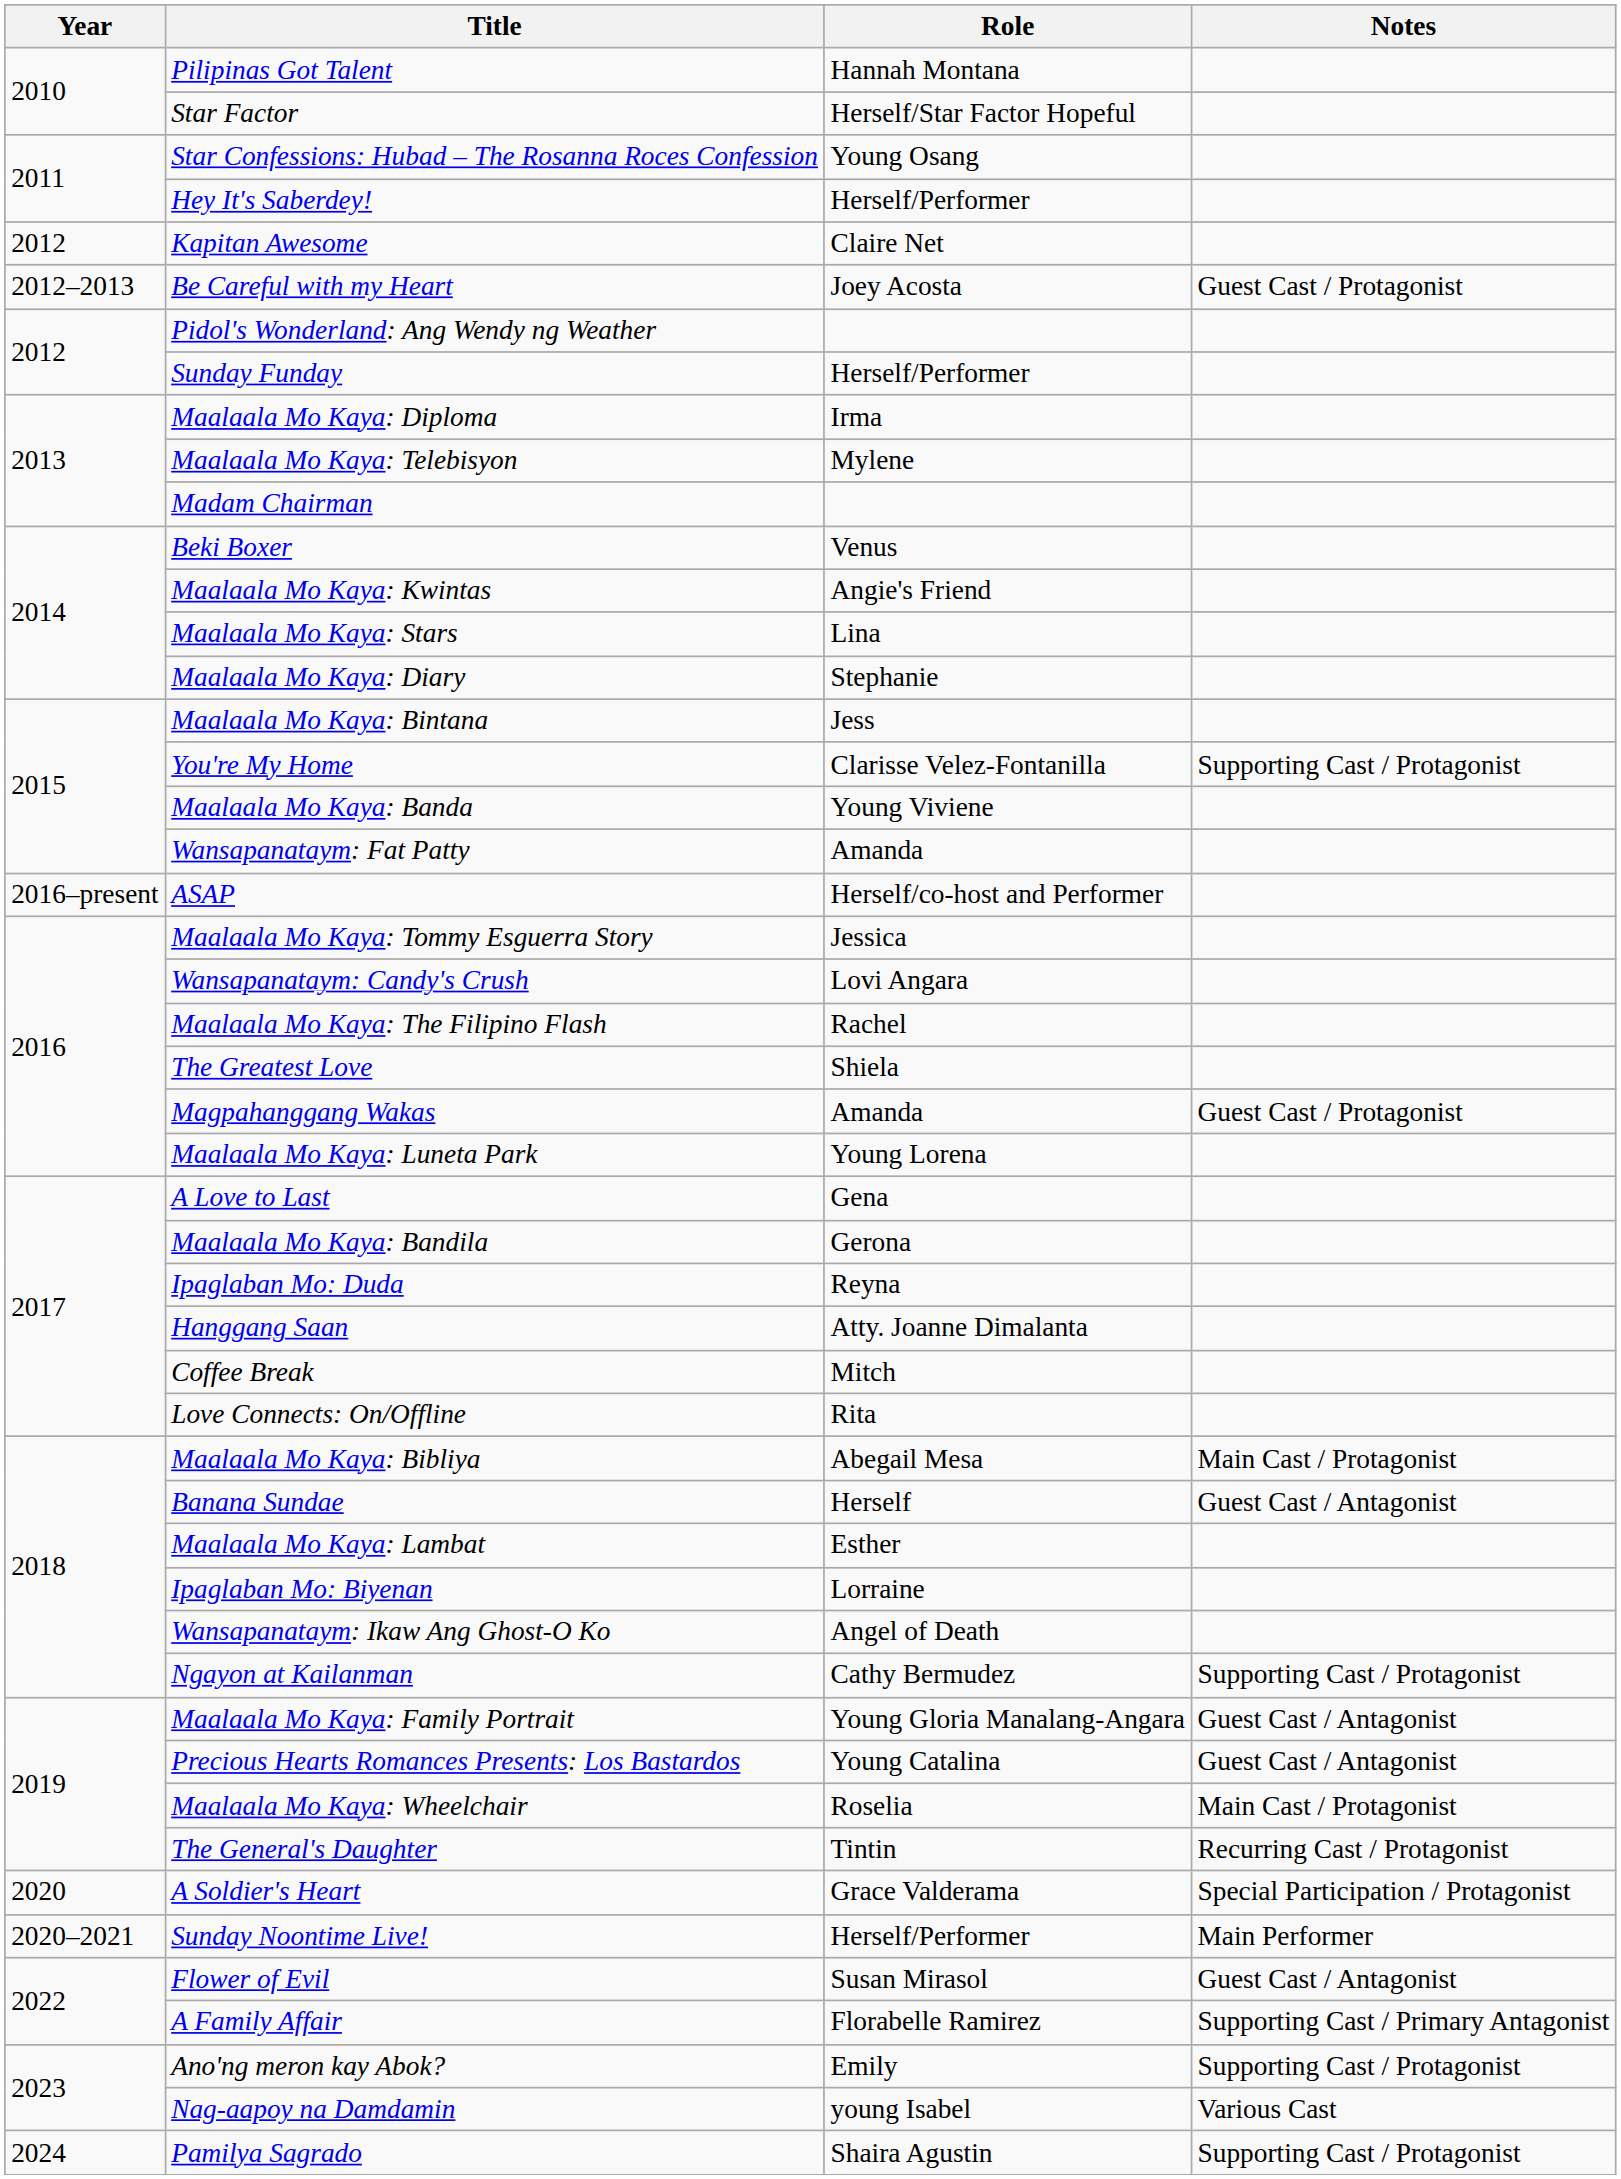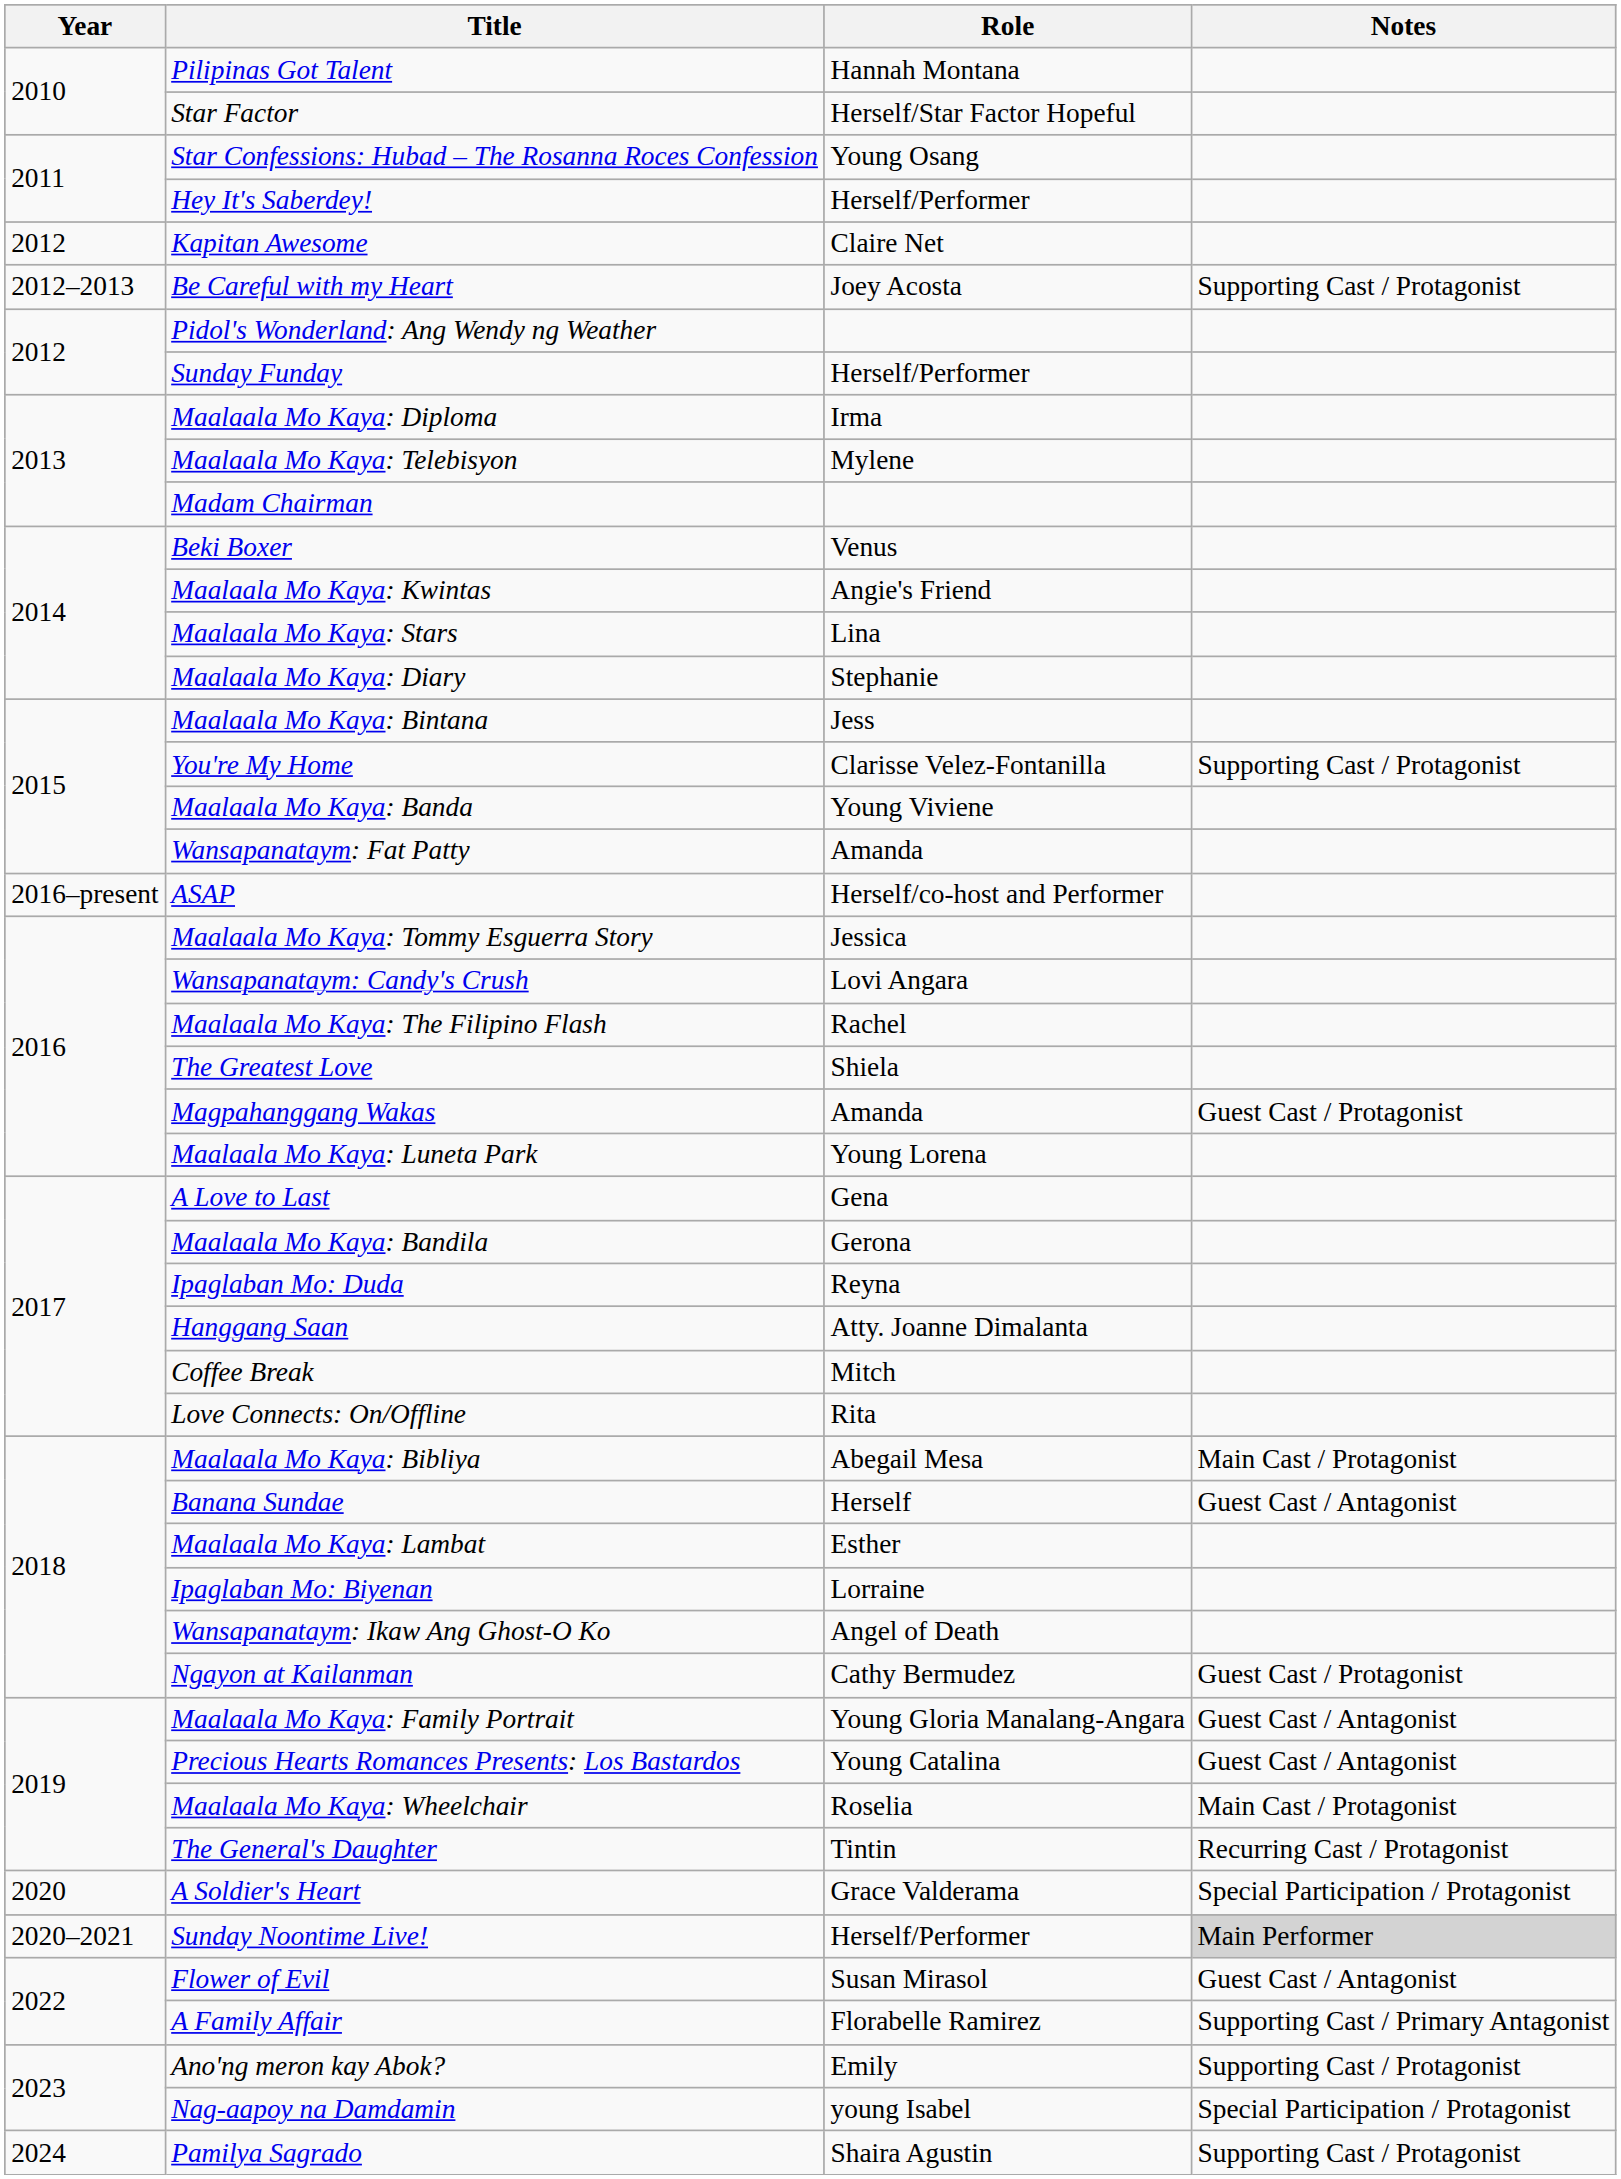(1330, 286) Guest Cast / Protagonist -> (1359, 286) Supporting Cast / Protagonist
(1359, 1675) Supporting Cast / Protagonist -> (1330, 1675) Guest Cast / Protagonist
(1285, 1935) no background -> (1285, 1935) lightgrey background
(1267, 2108) Various Cast -> (1384, 2108) Special Participation / Protagonist
